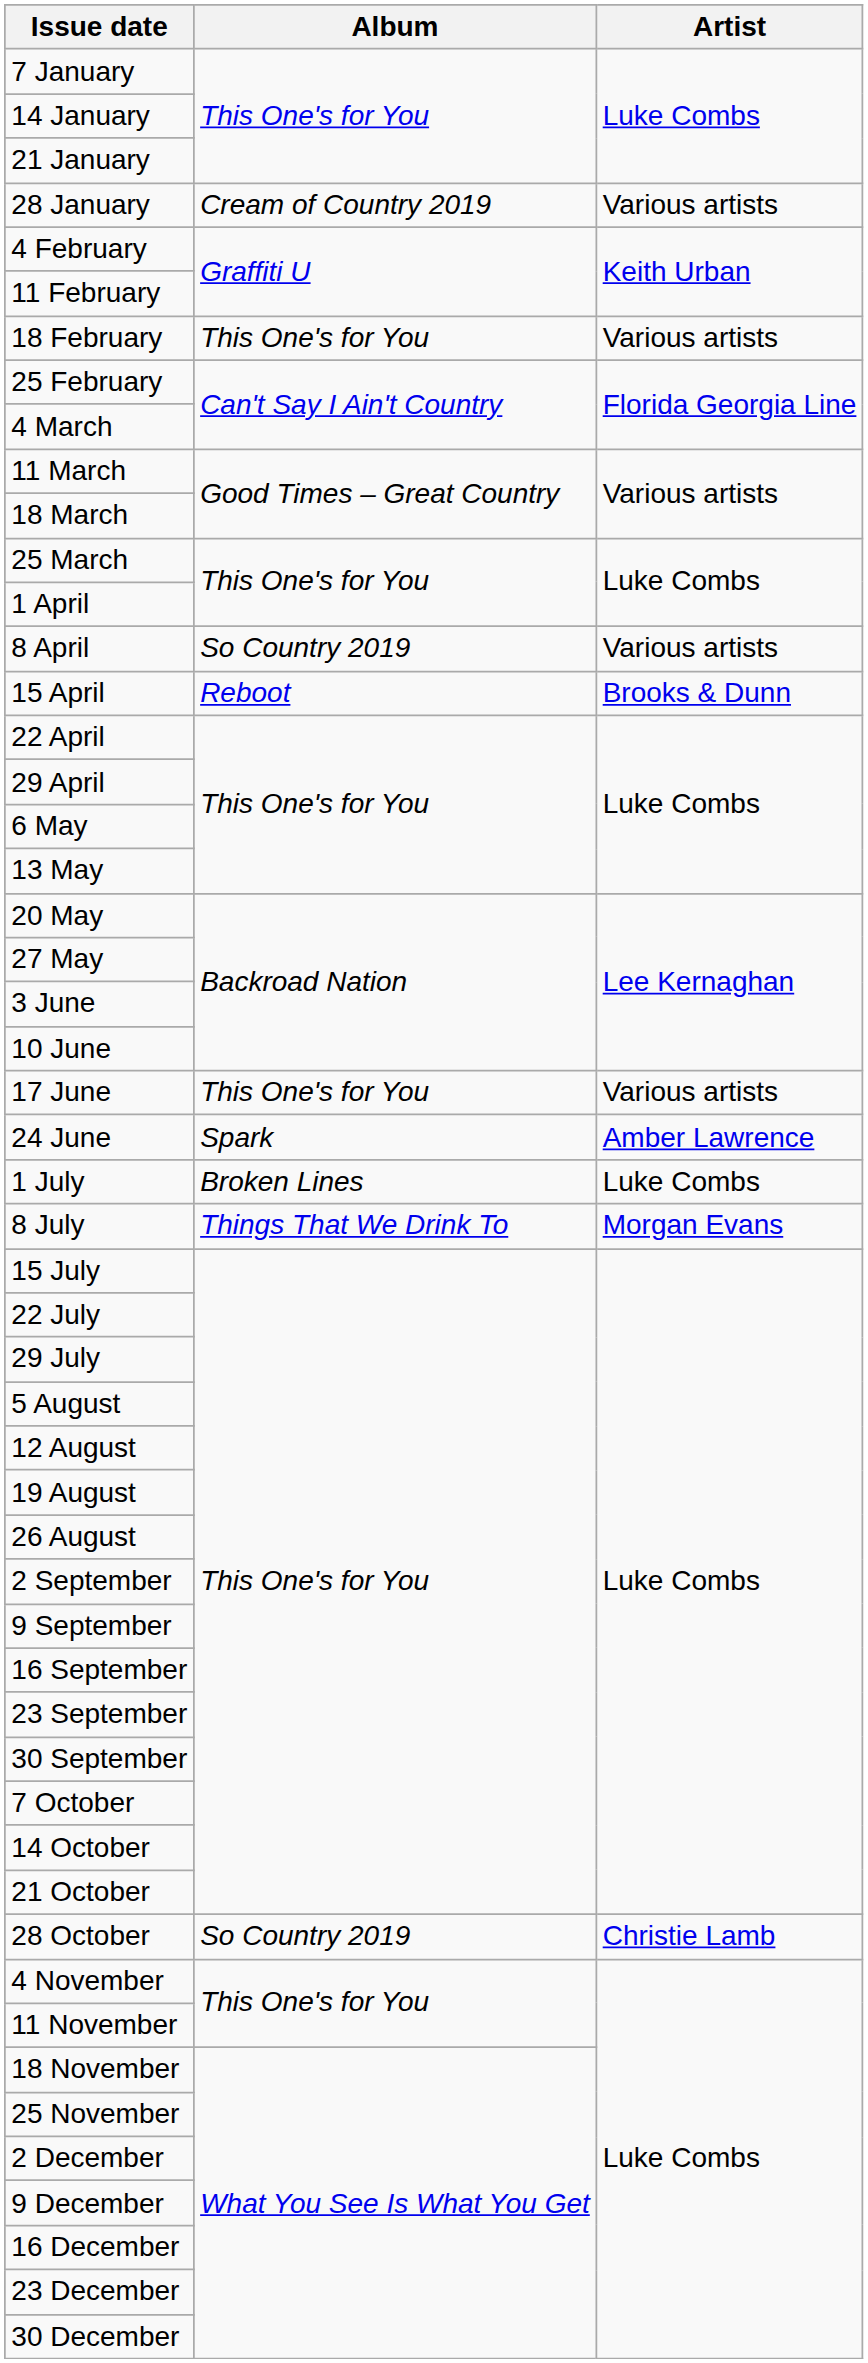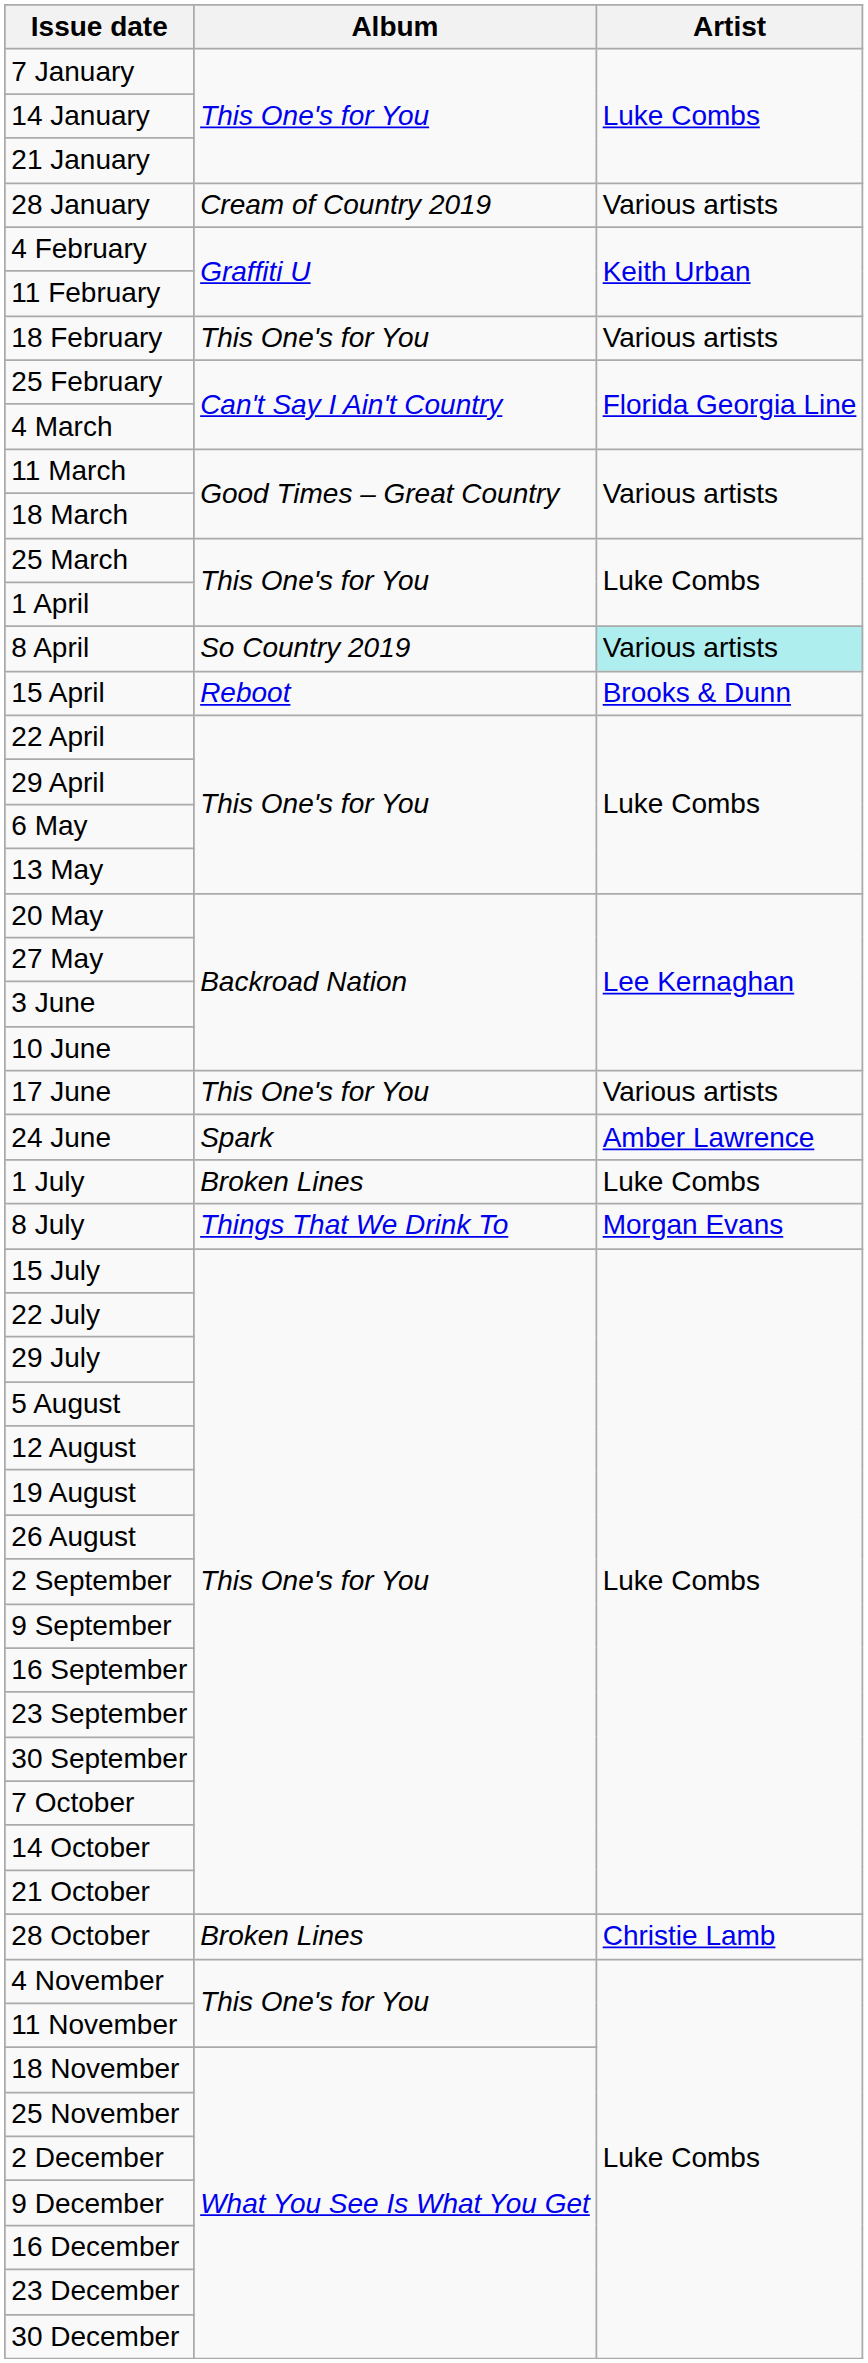(690, 648) no background -> (690, 648) paleturquoise background
(305, 1936) So Country 2019 -> (282, 1936) Broken Lines
